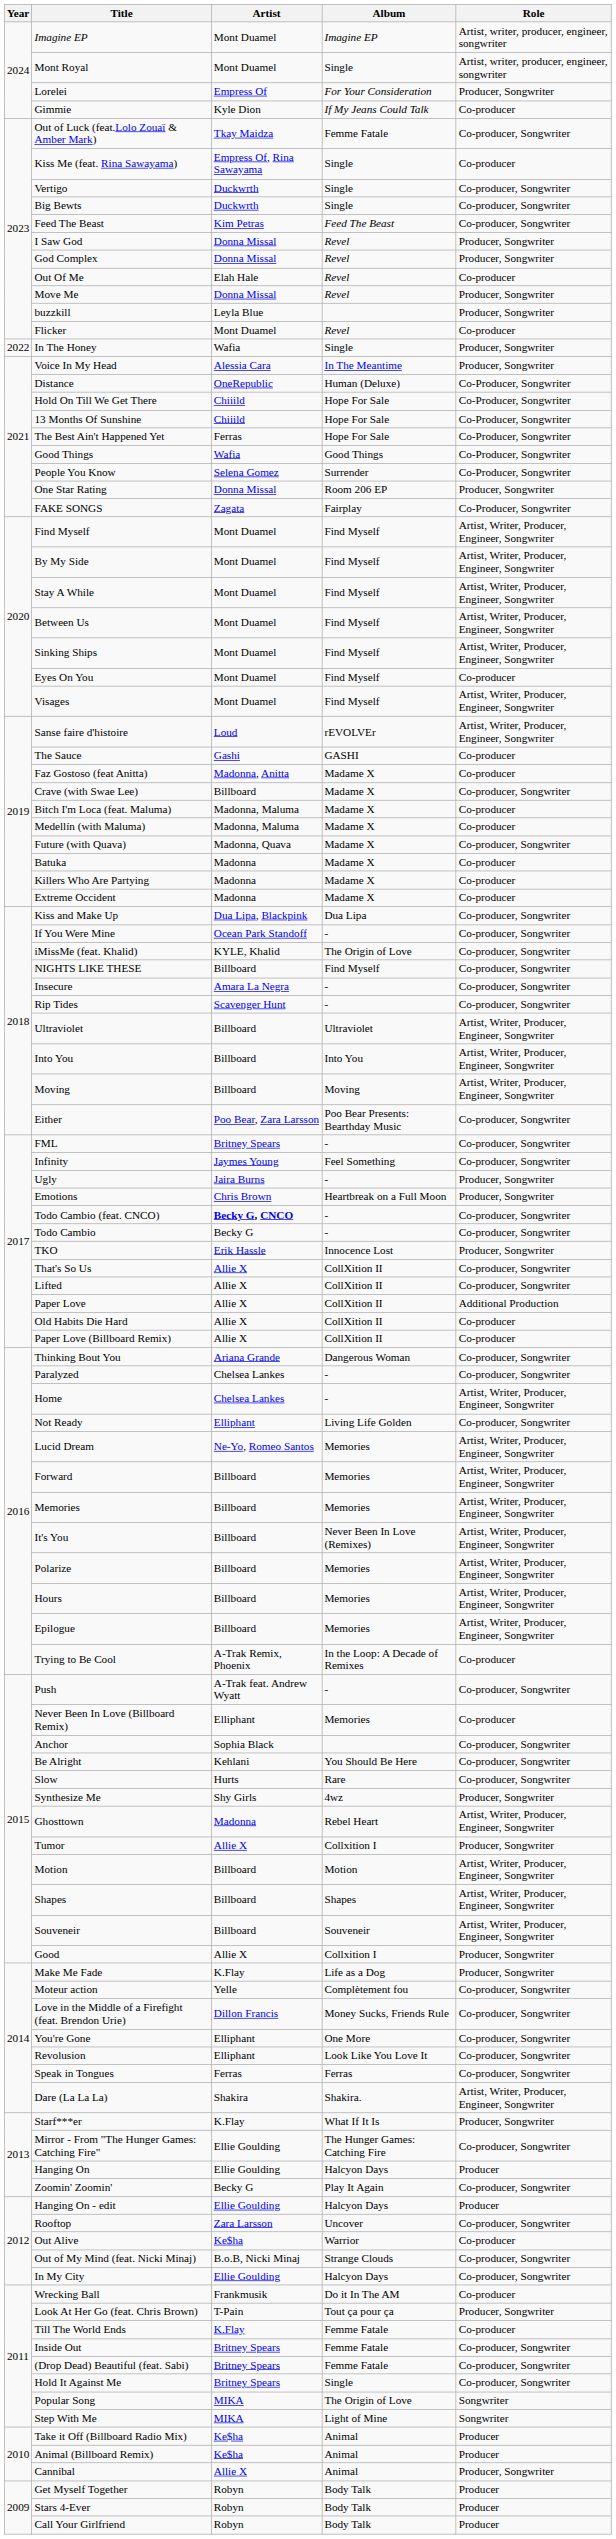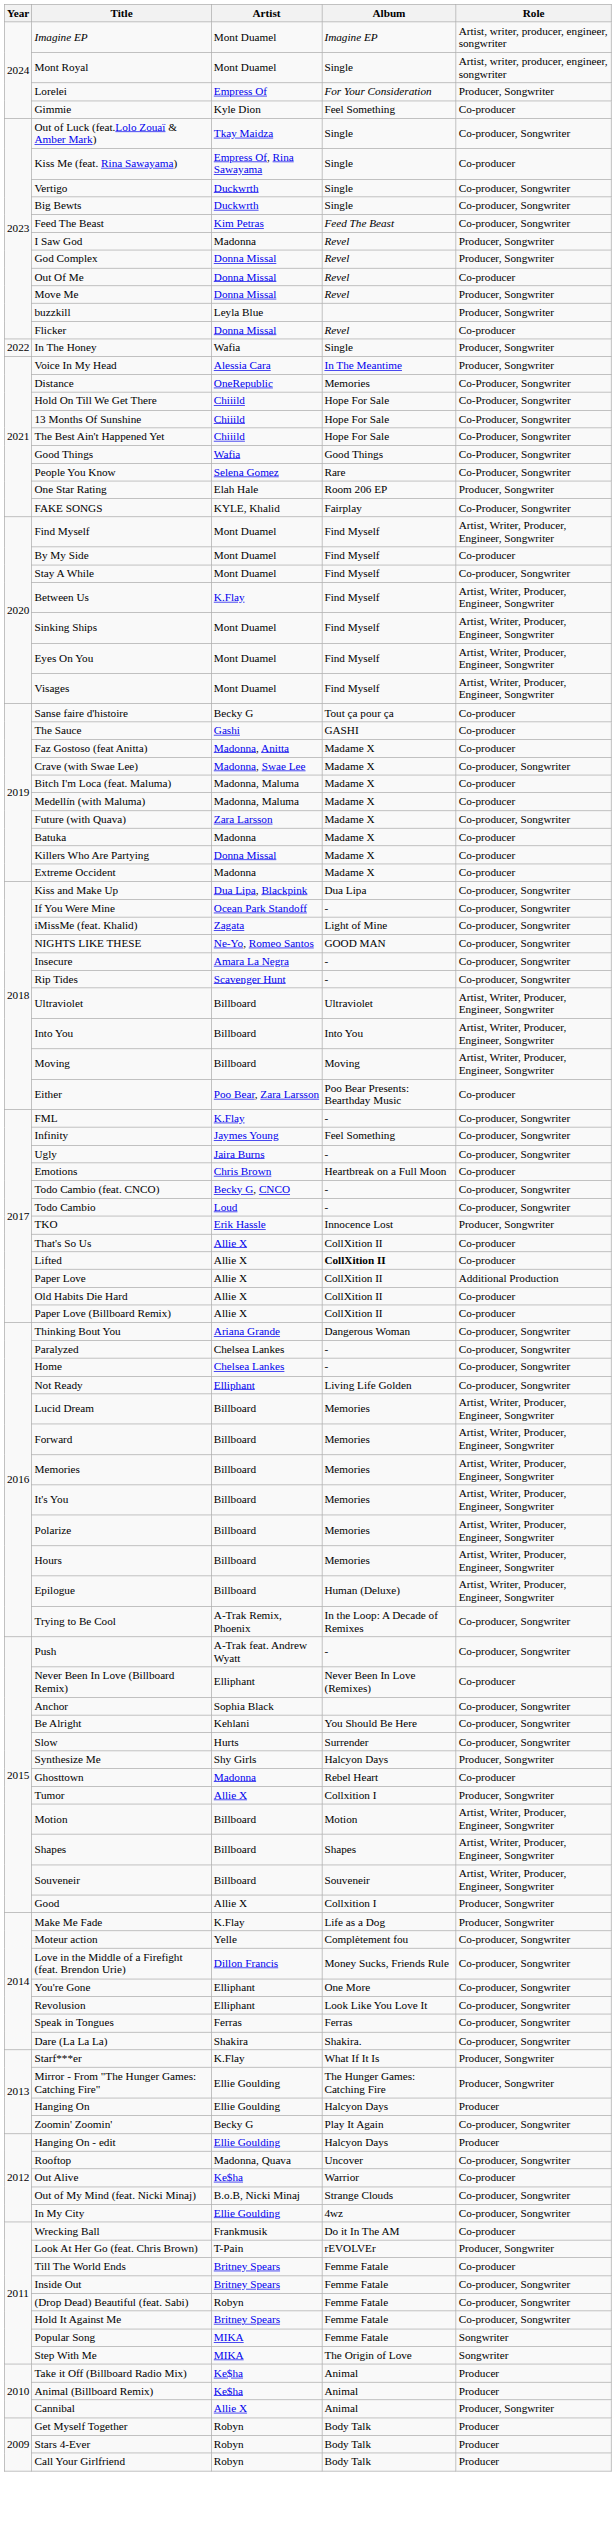(376, 109) If My Jeans Could Talk -> (360, 109) Feel Something
(356, 133) Femme Fatale -> (339, 133) Single
(245, 241) Donna Missal -> (235, 241) Madonna
(236, 276) Elah Hale -> (245, 276) Donna Missal
(245, 330) Mont Duamel -> (245, 330) Donna Missal
(362, 383) Human (Deluxe) -> (347, 383) Memories
(228, 436) Ferras -> (229, 436) Chiiild
(346, 472) Surrender -> (335, 472) Rare
(245, 490) Donna Missal -> (236, 490) Elah Hale
(229, 507) Zagata -> (247, 507) KYLE, Khalid
(512, 562) Artist, Writer, Producer, Engineer, Songwriter -> (487, 555) Co-producer
(512, 592) Artist, Writer, Producer, Engineer, Songwriter -> (514, 573) Co-producer, Songwriter
(245, 622) Mont Duamel -> (229, 597) K.Flay
(487, 677) Co-producer -> (512, 658) Artist, Writer, Producer, Engineer, Songwriter
(226, 731) Loud -> (234, 712) Becky G
(350, 731) rEVOLVEr -> (359, 712) Tout ça pour ça
(512, 731) Artist, Writer, Producer, Engineer, Songwriter -> (487, 712) Co-producer
(235, 791) Billboard -> (260, 766) Madonna, Swae Lee
(252, 844) Madonna, Quava -> (243, 819) Zara Larsson
(235, 880) Madonna -> (245, 855) Donna Missal
(247, 951) KYLE, Khalid -> (229, 926) Zagata
(368, 951) The Origin of Love -> (356, 926) Light of Mine
(235, 969) Billboard -> (264, 943) Ne-Yo, Romeo Santos
(352, 969) Find Myself -> (355, 943) GOOD MAN
(514, 1119) Co-producer, Songwriter -> (487, 1094) Co-producer
(247, 1143) Britney Spears -> (229, 1118) K.Flay
(506, 1179) Producer, Songwriter -> (514, 1154) Co-producer, Songwriter
(506, 1197) Producer, Songwriter -> (487, 1171) Co-producer
(253, 1214) bold -> (252, 1189) normal
(234, 1232) Becky G -> (226, 1207) Loud
(514, 1268) Co-producer, Songwriter -> (487, 1242) Co-producer
(354, 1285) normal -> (355, 1260) bold
(514, 1285) Co-producer, Songwriter -> (487, 1260) Co-producer
(512, 1398) Artist, Writer, Producer, Engineer, Songwriter -> (514, 1367) Co-producer, Songwriter
(264, 1446) Ne-Yo, Romeo Santos -> (235, 1409) Billboard
(370, 1537) Never Been In Love (Remixes) -> (347, 1500) Memories
(347, 1629) Memories -> (362, 1591) Human (Deluxe)
(487, 1659) Co-producer -> (514, 1621) Co-producer, Songwriter
(347, 1720) Memories -> (370, 1682) Never Been In Love (Remixes)
(335, 1779) Rare -> (346, 1741) Surrender
(334, 1797) 4wz -> (356, 1759) Halcyon Days
(512, 1821) Artist, Writer, Producer, Engineer, Songwriter -> (487, 1777) Co-producer
(512, 2097) Artist, Writer, Producer, Engineer, Songwriter -> (514, 2041) Co-producer, Songwriter
(514, 2145) Co-producer, Songwriter -> (506, 2082) Producer, Songwriter
(243, 2223) Zara Larsson -> (252, 2160) Madonna, Quava
(356, 2276) Halcyon Days -> (334, 2213) 4wz
(359, 2312) Tout ça pour ça -> (350, 2249) rEVOLVEr
(229, 2329) K.Flay -> (247, 2266) Britney Spears
(247, 2365) Britney Spears -> (229, 2302) Robyn
(339, 2383) Single -> (356, 2320) Femme Fatale
(368, 2400) The Origin of Love -> (356, 2337) Femme Fatale
(356, 2418) Light of Mine -> (368, 2355) The Origin of Love
